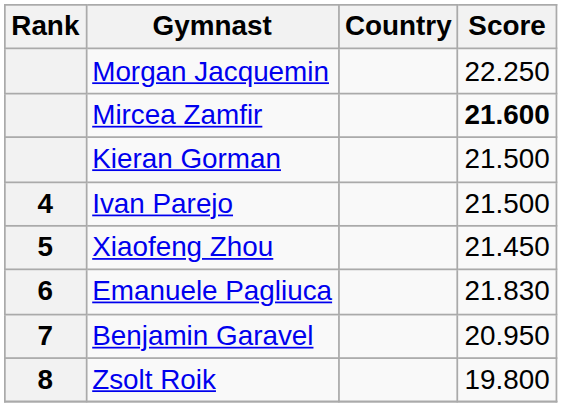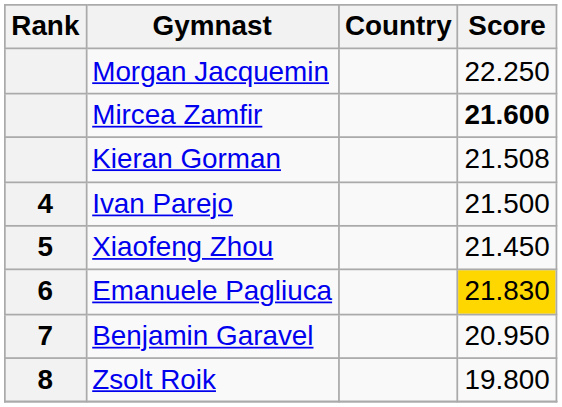(507, 159) 21.500 -> (507, 159) 21.508
(507, 291) no background -> (507, 291) gold background
